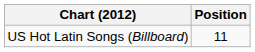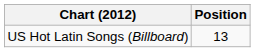(221, 36) 11 -> (221, 36) 13
